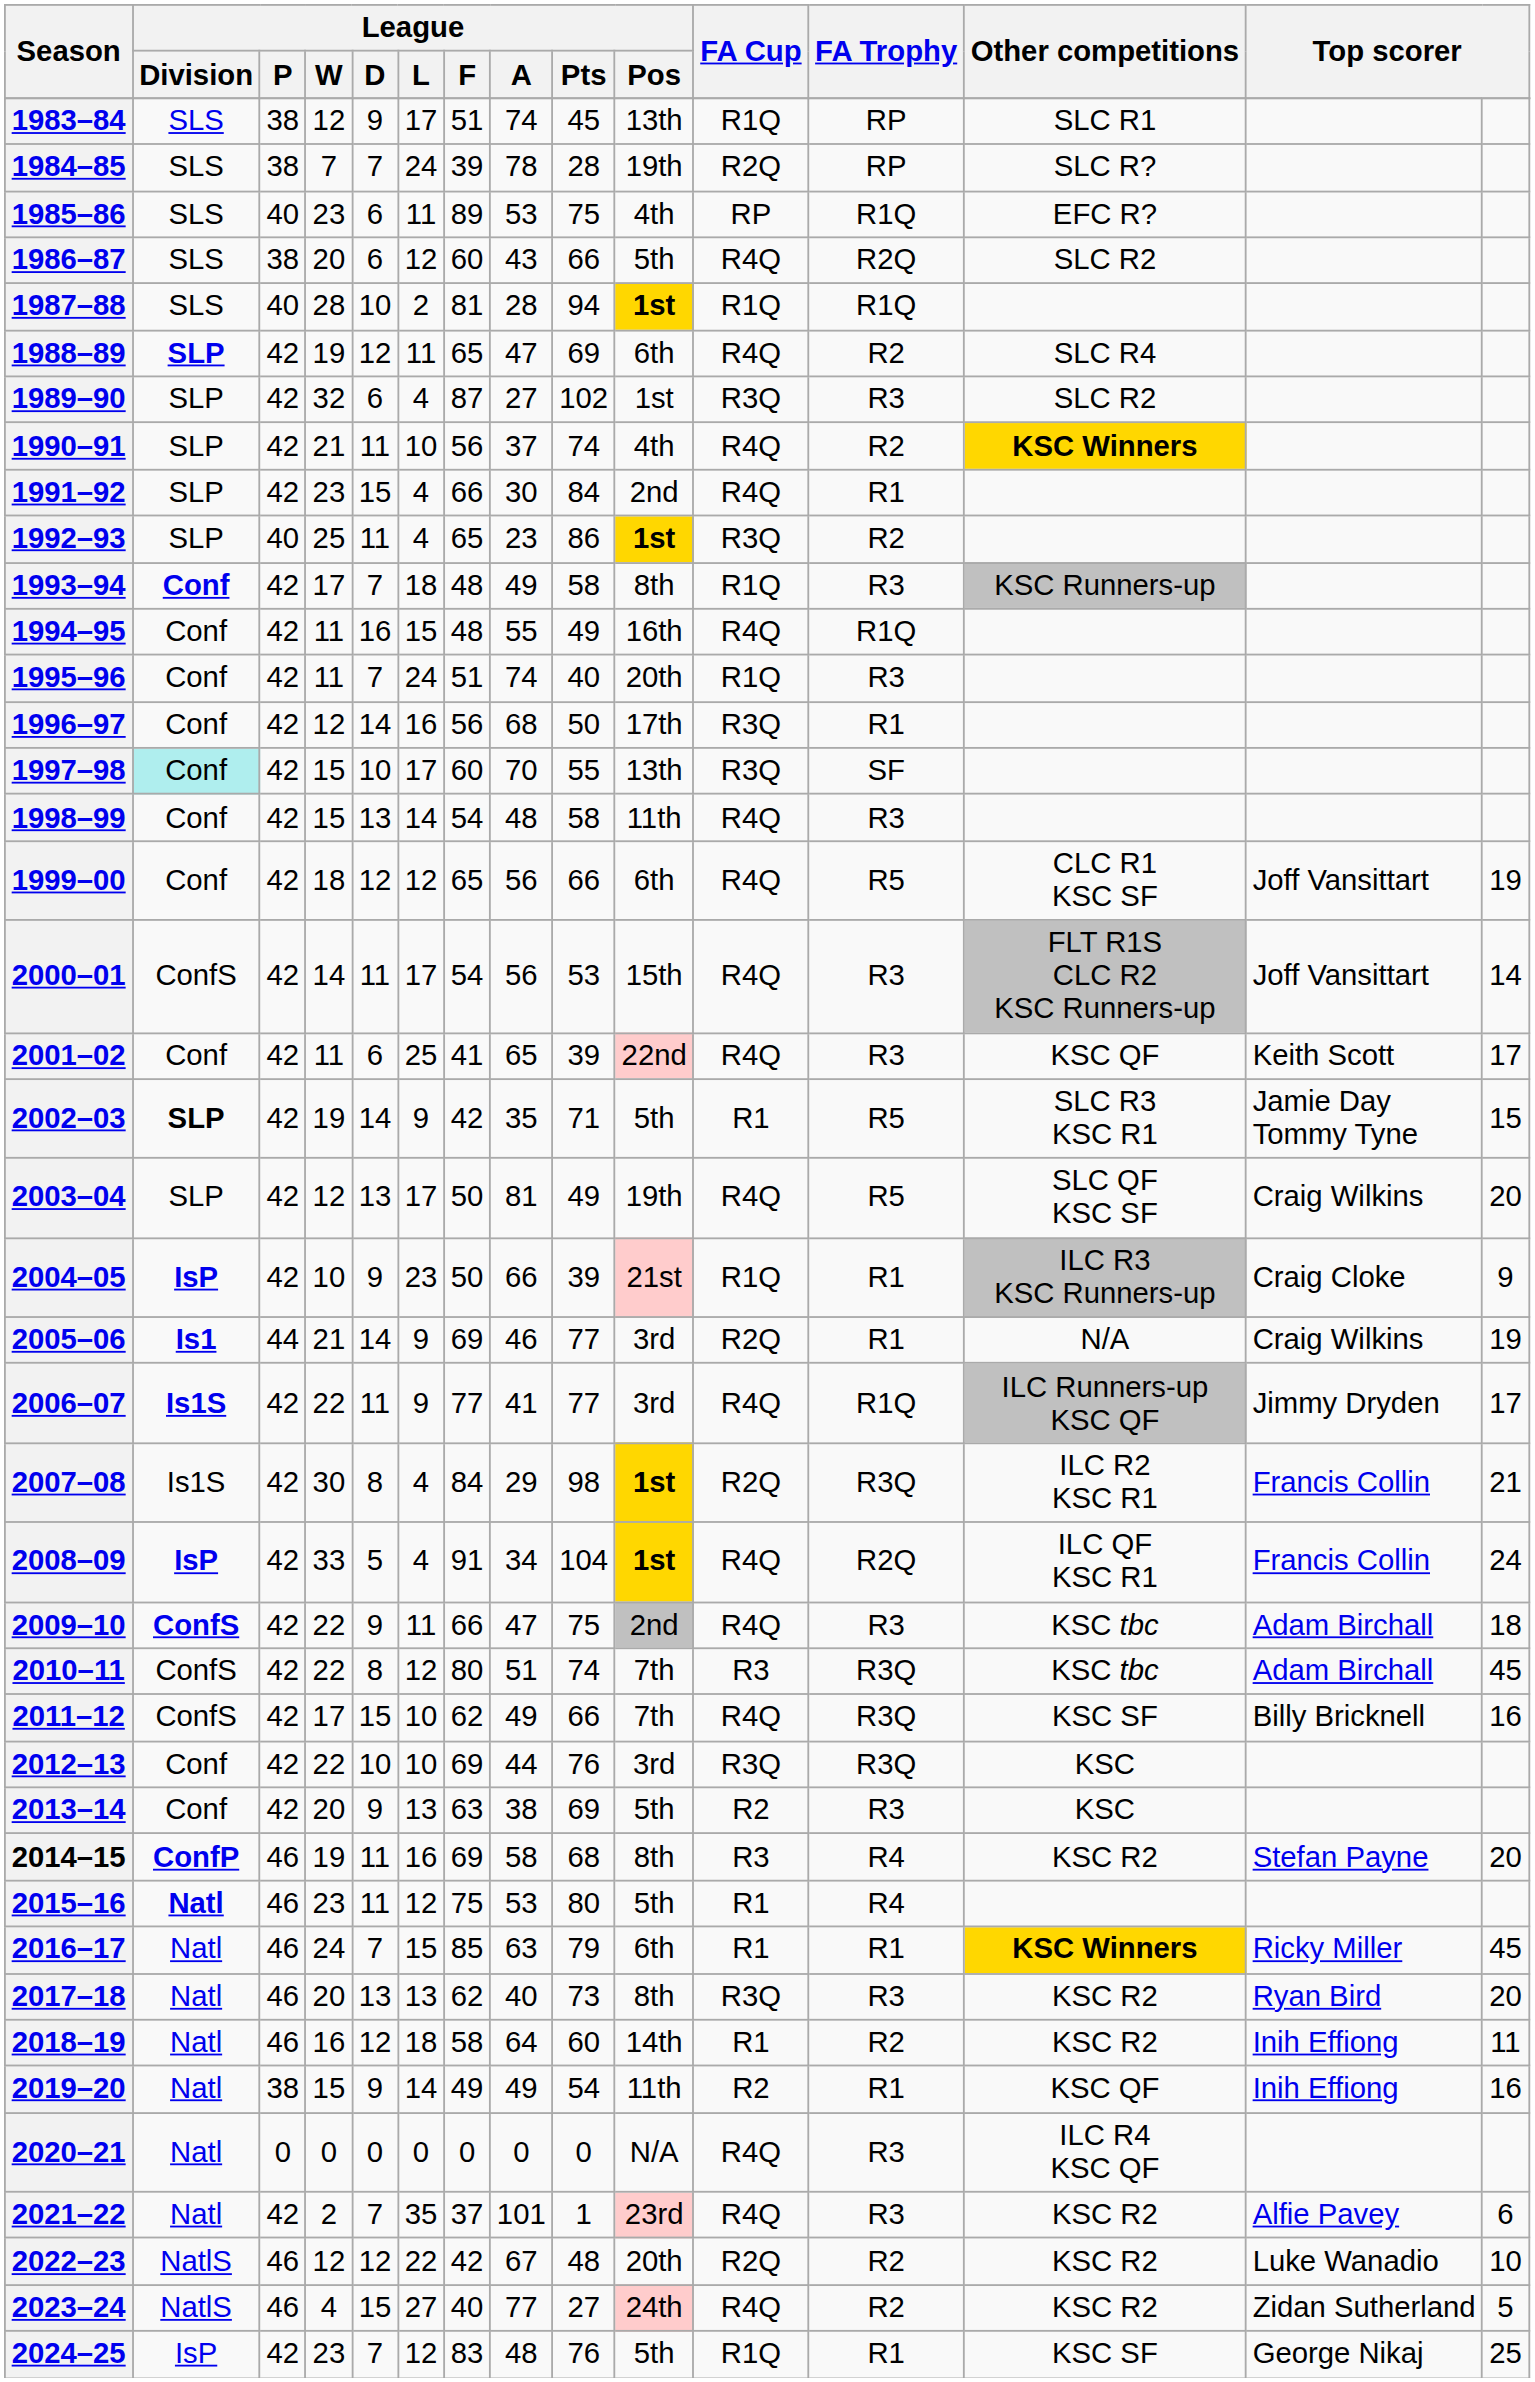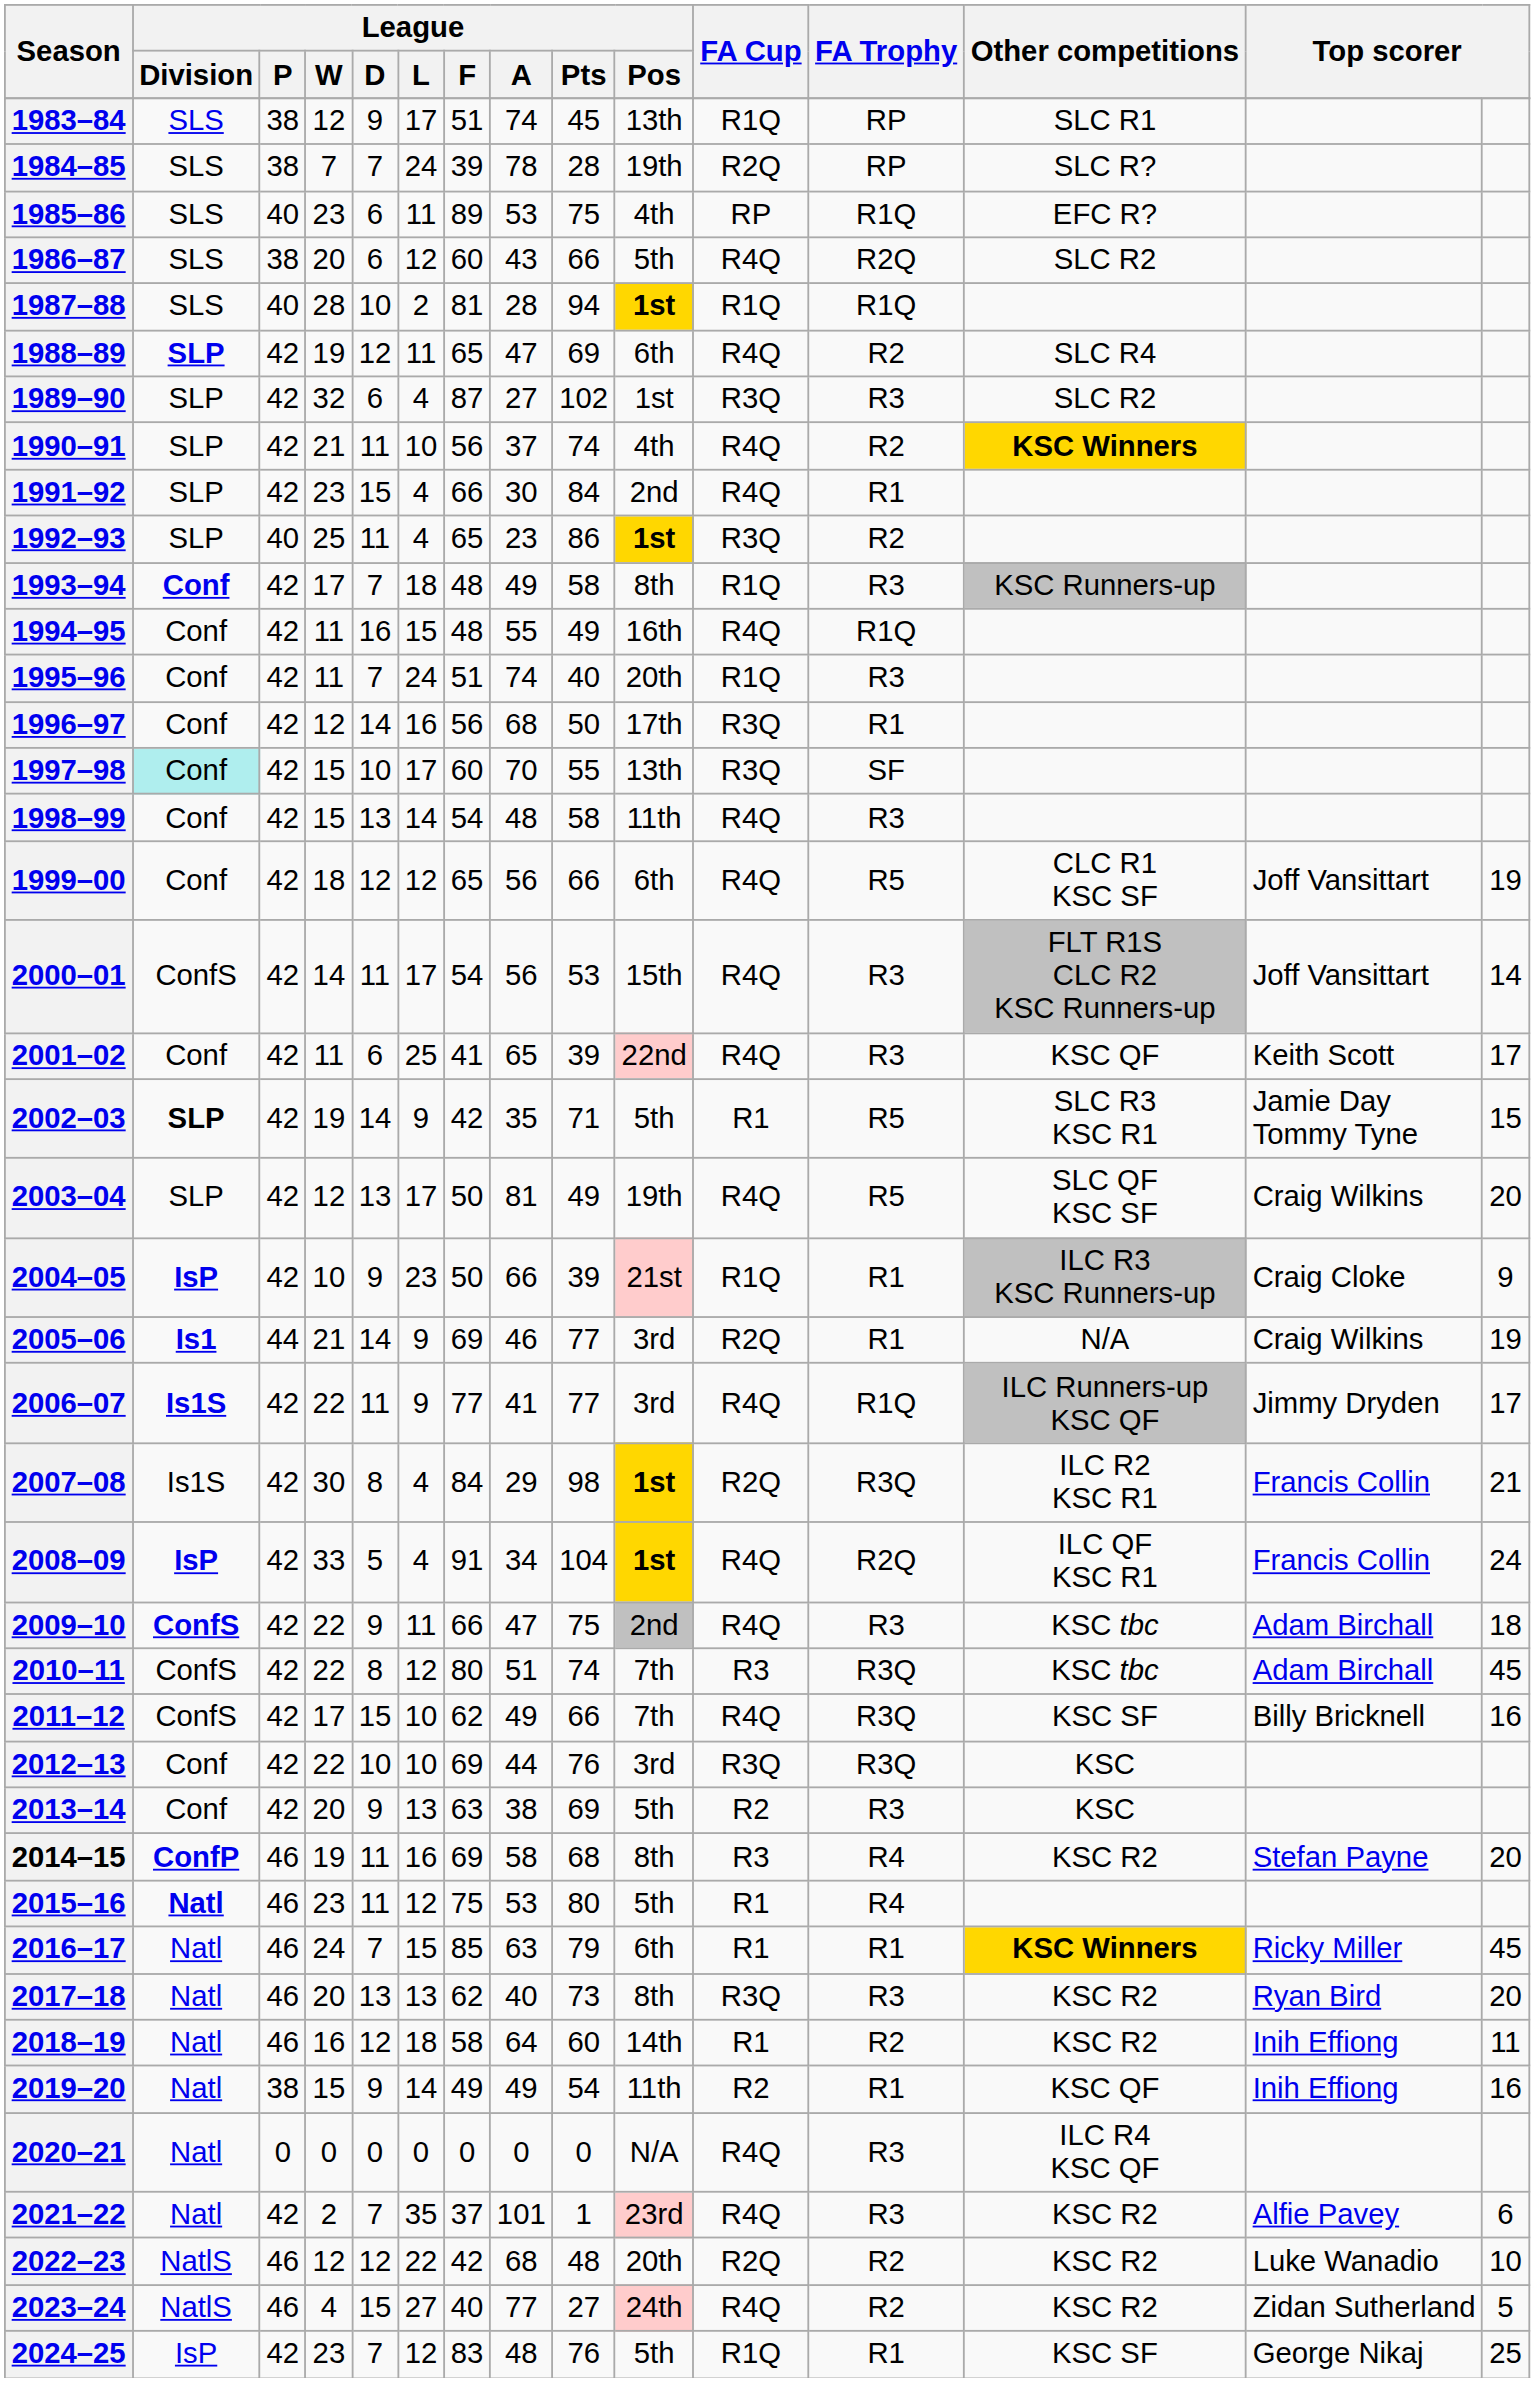(521, 2261) 67 -> (521, 2261) 68
